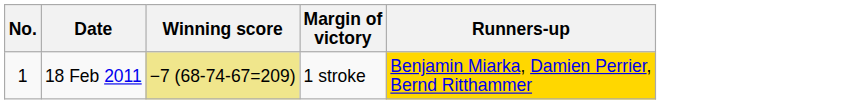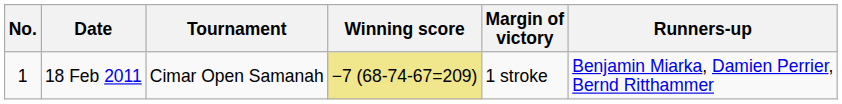+ column: (237, 28)
(521, 76) gold background -> (703, 76) no background
